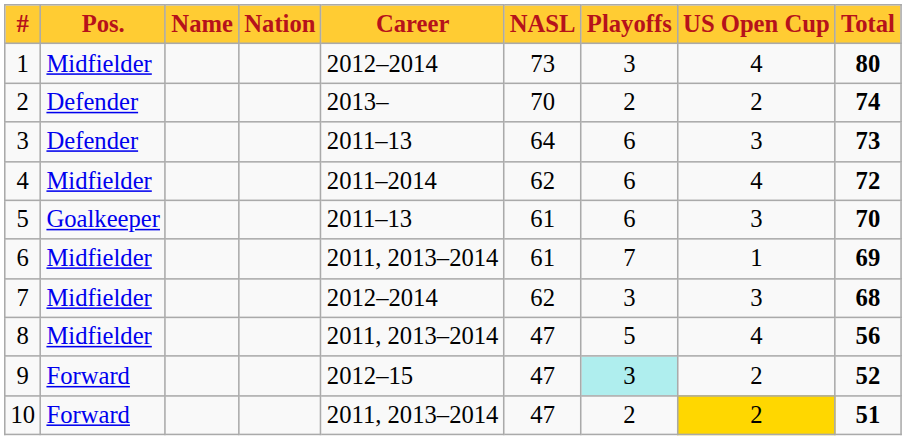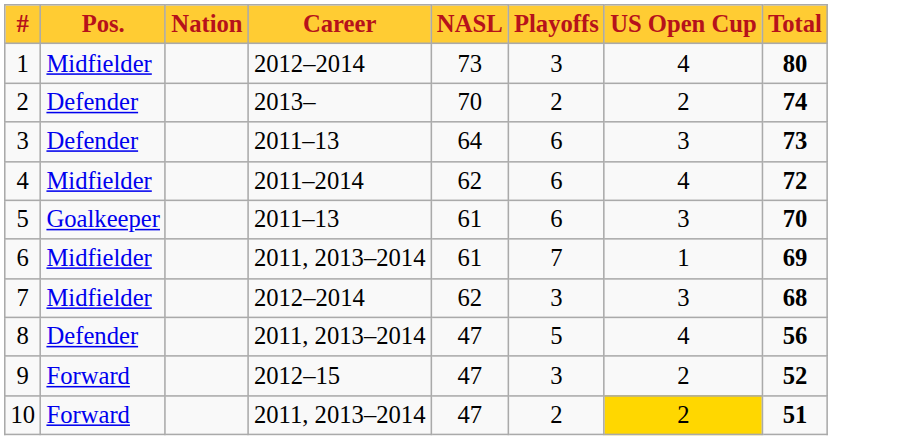- column: (202, 24)
(99, 336) Midfielder -> (92, 336) Defender
(629, 375) paleturquoise background -> (556, 375) no background
